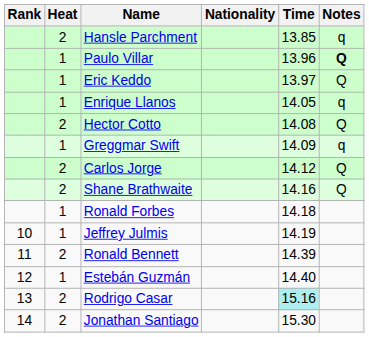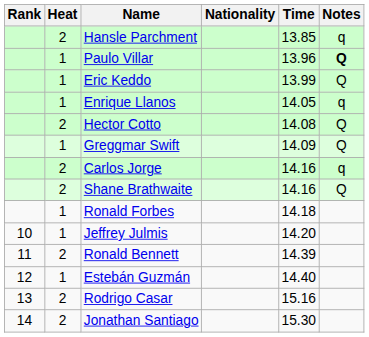(299, 80) 13.97 -> (299, 80) 13.99
(341, 146) q -> (341, 146) Q
(299, 168) 14.12 -> (299, 168) 14.16
(341, 168) Q -> (341, 168) q
(299, 233) 14.19 -> (299, 233) 14.20
(299, 299) paleturquoise background -> (299, 299) no background
